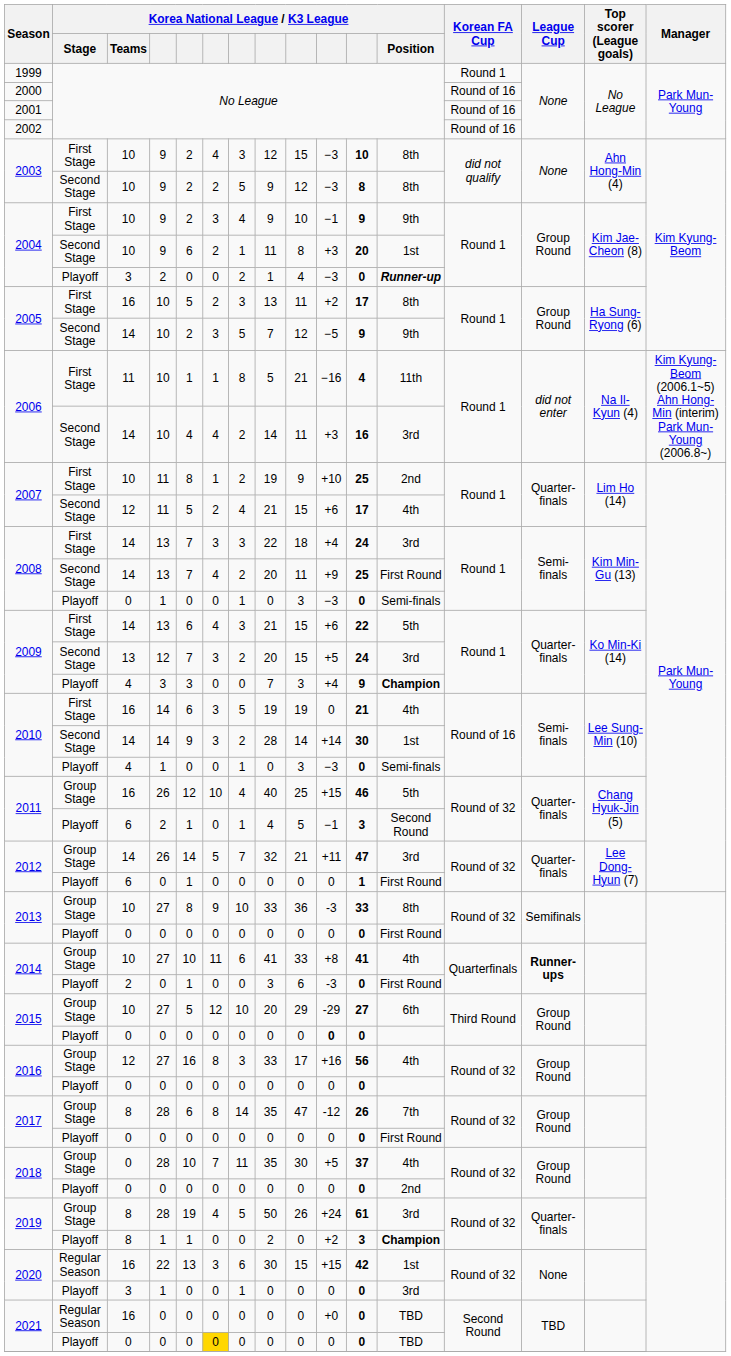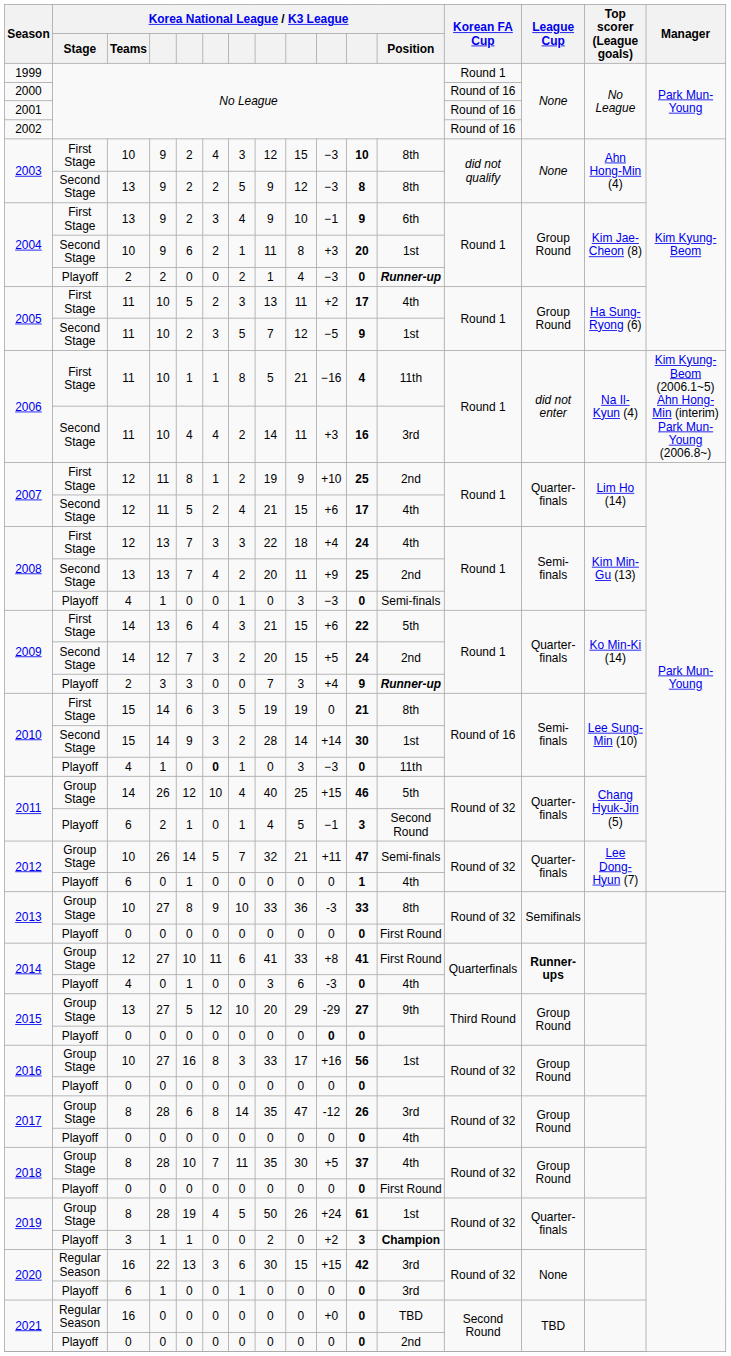(128, 187) 10 -> (128, 187) 13
(128, 219) 10 -> (128, 219) 13
(411, 219) 9th -> (411, 219) 6th
(128, 277) 3 -> (128, 277) 2
(128, 303) 16 -> (128, 303) 11
(411, 303) 8th -> (411, 303) 4th
(128, 335) 14 -> (128, 335) 11
(411, 335) 9th -> (411, 335) 1st
(128, 435) 14 -> (128, 435) 11
(128, 479) 10 -> (128, 479) 12
(128, 543) 14 -> (128, 543) 12
(411, 543) 3rd -> (411, 543) 4th
(128, 575) 14 -> (128, 575) 13
(411, 575) First Round -> (411, 575) 2nd
(128, 601) 0 -> (128, 601) 4
(128, 659) 13 -> (128, 659) 14
(411, 659) 3rd -> (411, 659) 2nd
(128, 684) 4 -> (128, 684) 2
(411, 684) Champion -> (411, 684) Runner-up
(128, 710) 16 -> (128, 710) 15
(411, 710) 4th -> (411, 710) 8th
(128, 742) 14 -> (128, 742) 15
(216, 767) normal -> (216, 767) bold
(411, 767) Semi-finals -> (411, 767) 11th
(128, 793) 16 -> (128, 793) 14
(128, 857) 14 -> (128, 857) 10
(411, 857) 3rd -> (411, 857) Semi-finals
(411, 883) First Round -> (411, 883) 4th
(128, 959) 10 -> (128, 959) 12
(411, 959) 4th -> (411, 959) First Round
(128, 985) 2 -> (128, 985) 4
(411, 985) First Round -> (411, 985) 4th
(128, 1010) 10 -> (128, 1010) 13
(411, 1010) 6th -> (411, 1010) 9th
(128, 1061) 12 -> (128, 1061) 10
(411, 1061) 4th -> (411, 1061) 1st
(411, 1112) 7th -> (411, 1112) 3rd
(411, 1138) First Round -> (411, 1138) 4th
(128, 1163) 0 -> (128, 1163) 8
(411, 1189) 2nd -> (411, 1189) First Round
(411, 1214) 3rd -> (411, 1214) 1st
(128, 1240) 8 -> (128, 1240) 3
(411, 1265) 1st -> (411, 1265) 3rd
(128, 1291) 3 -> (128, 1291) 6
(216, 1342) gold background -> (216, 1342) no background
(411, 1342) TBD -> (411, 1342) 2nd
